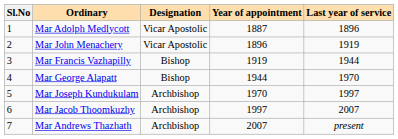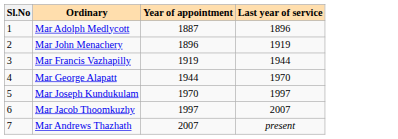- column: (175, 12)
